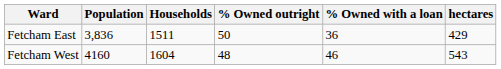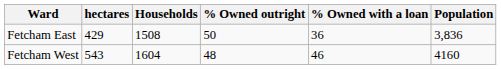columns swapped: (114, 14) <-> (471, 14)
(162, 34) 1511 -> (148, 34) 1508
